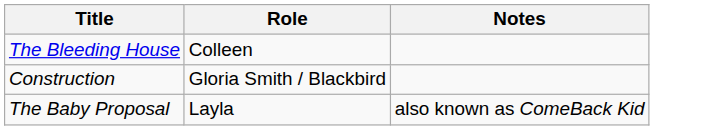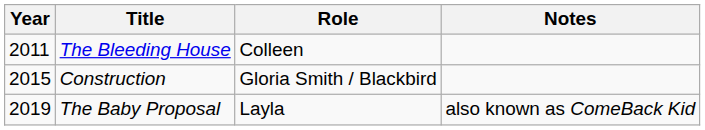+ column: (30, 19)
